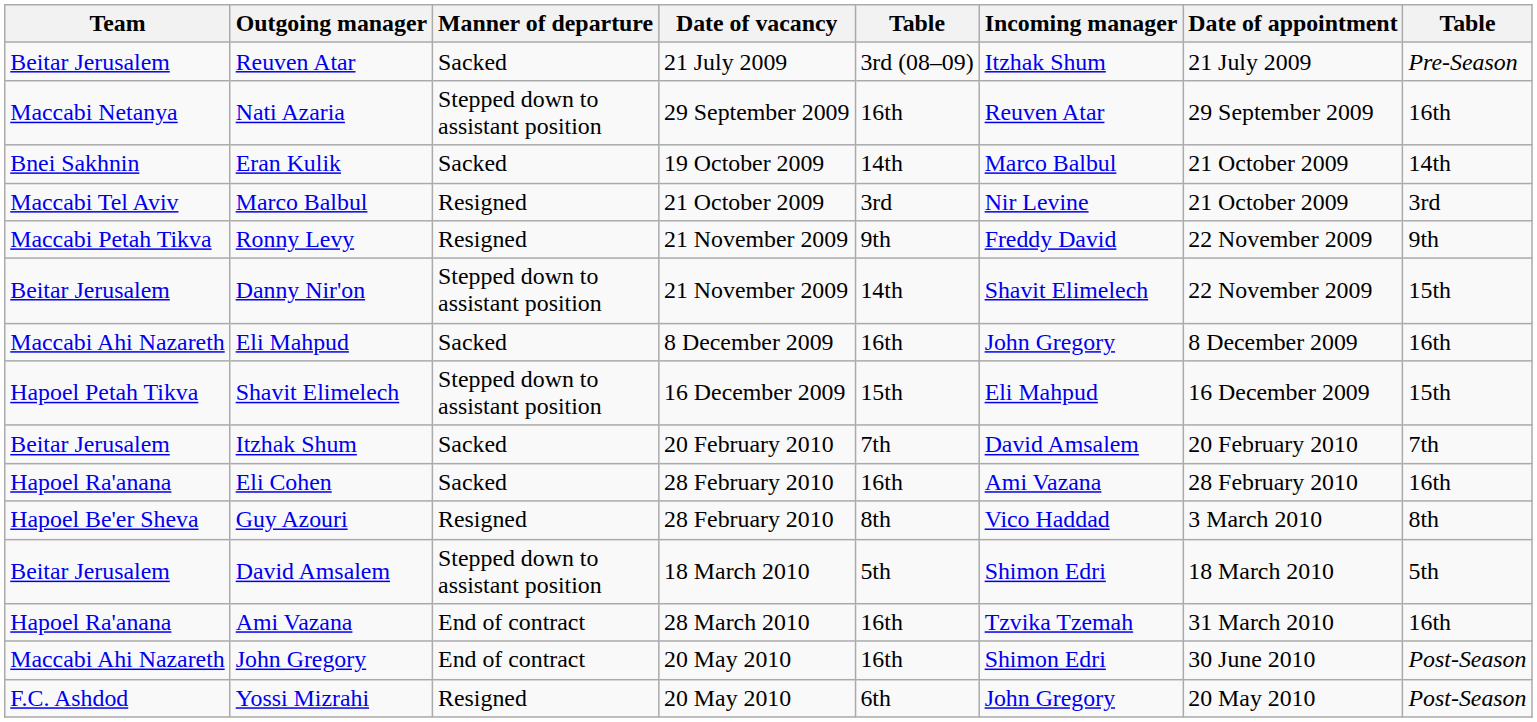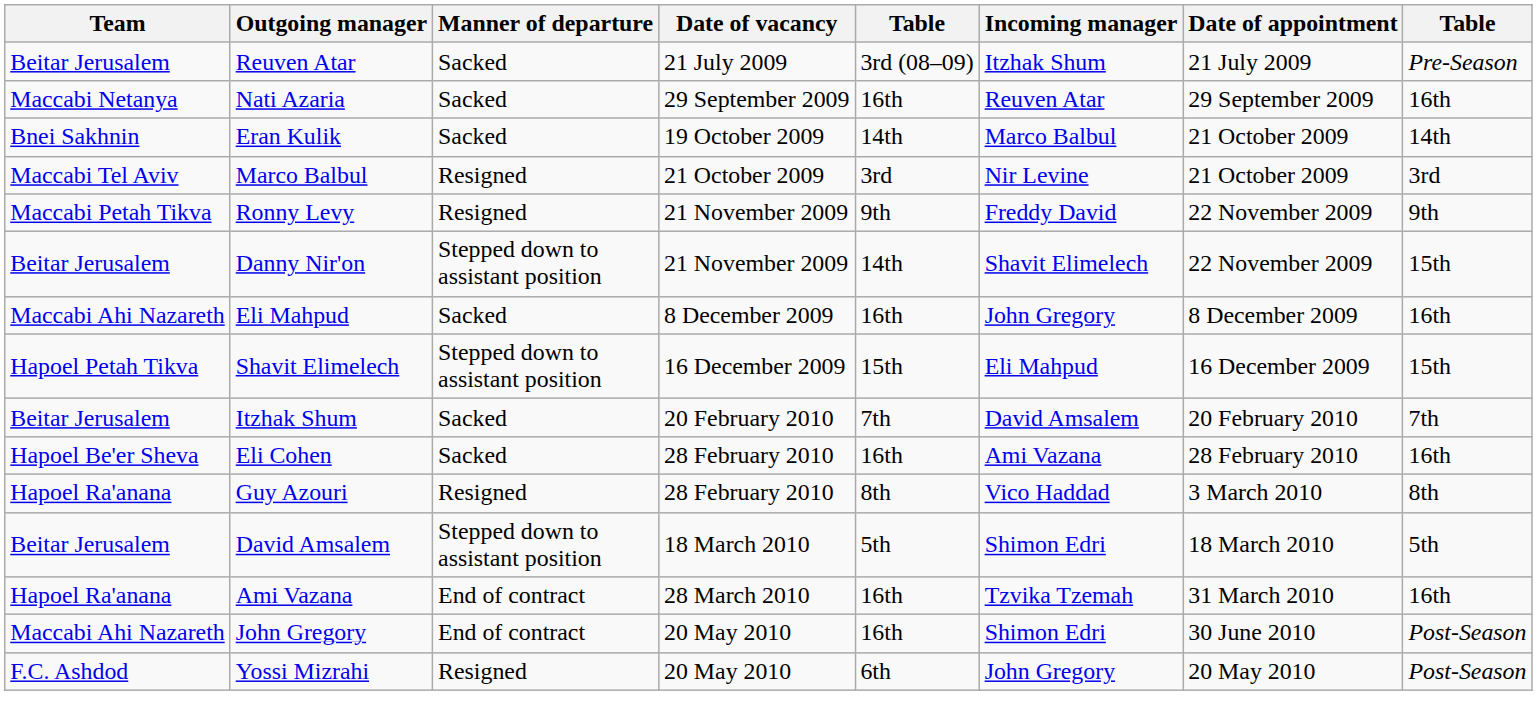(520, 112) Stepped down to assistant position -> (473, 99) Sacked
(91, 481) Hapoel Ra'anana -> (104, 455) Hapoel Be'er Sheva
(104, 519) Hapoel Be'er Sheva -> (91, 492) Hapoel Ra'anana
